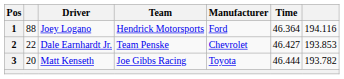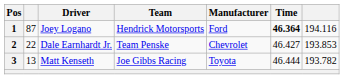(31, 29) 88 -> (31, 29) 87
(286, 29) normal -> (286, 29) bold
(31, 61) 20 -> (31, 61) 13
